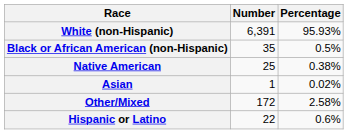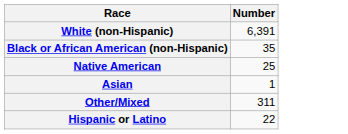- column: (310, 13)
(266, 102) 172 -> (266, 102) 311
